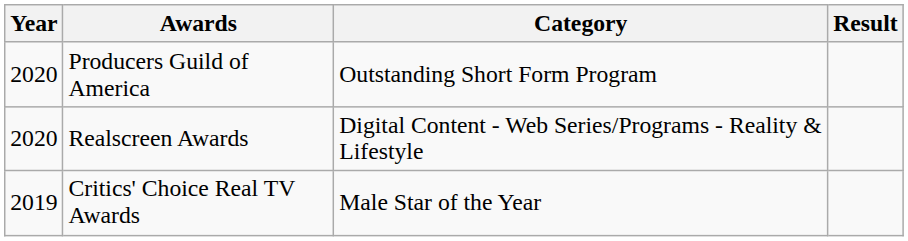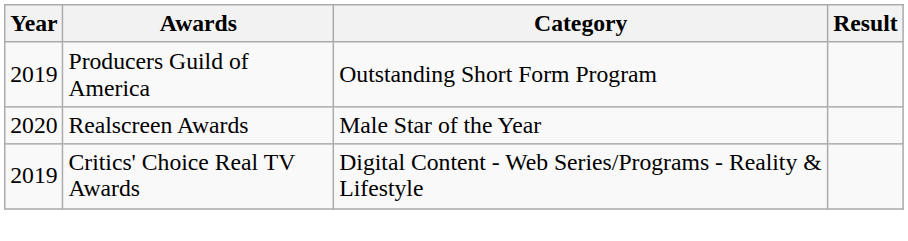(34, 74) 2020 -> (34, 74) 2019
(580, 138) Digital Content - Web Series/Programs - Reality & Lifestyle -> (440, 125) Male Star of the Year
(440, 202) Male Star of the Year -> (580, 175) Digital Content - Web Series/Programs - Reality & Lifestyle
